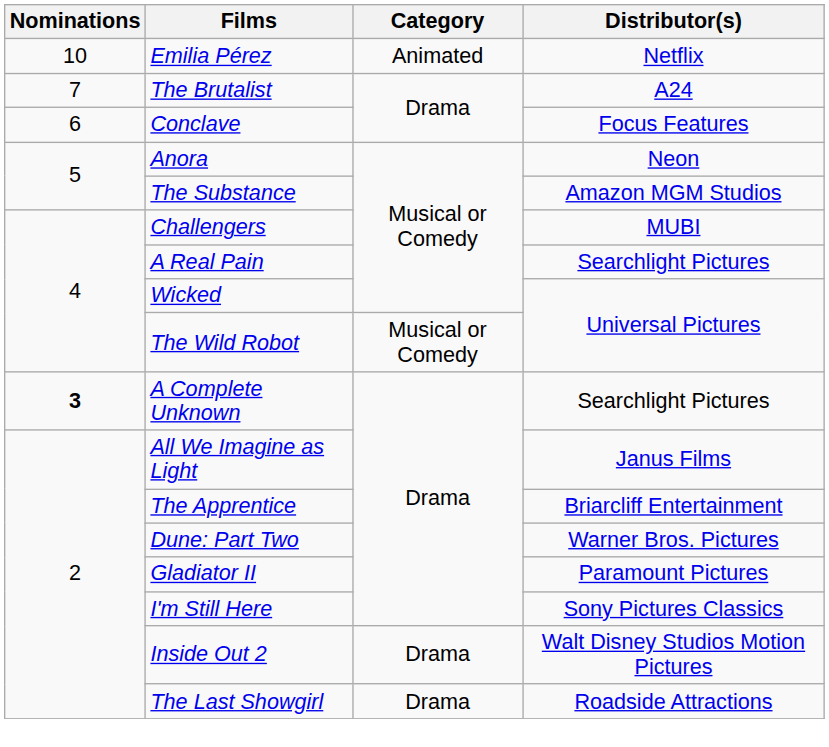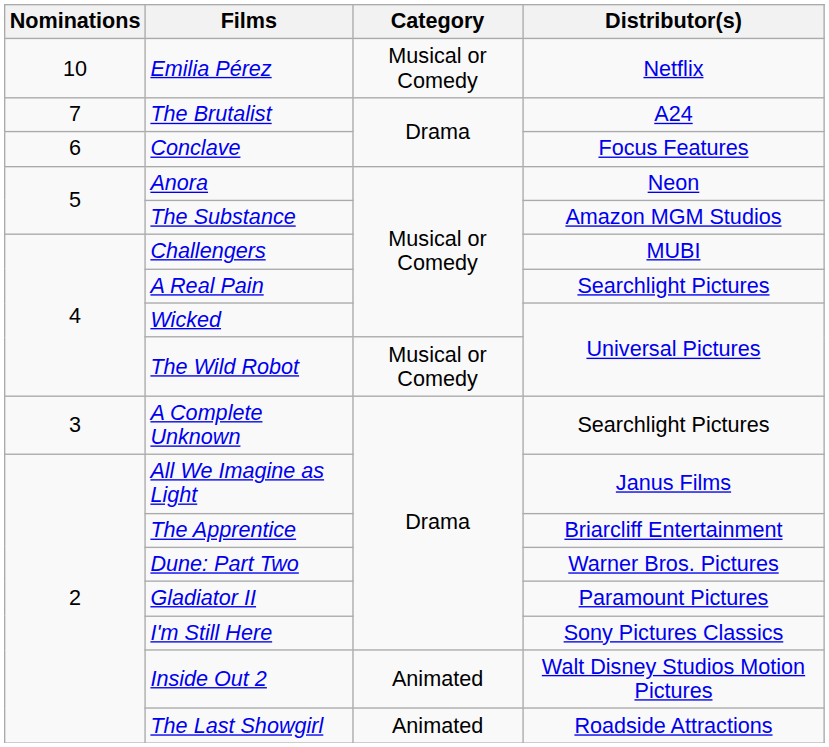(438, 55) Animated -> (438, 68) Musical or Comedy
(75, 400) bold -> (75, 424) normal
(438, 654) Drama -> (438, 679) Animated
(438, 701) Drama -> (438, 725) Animated
